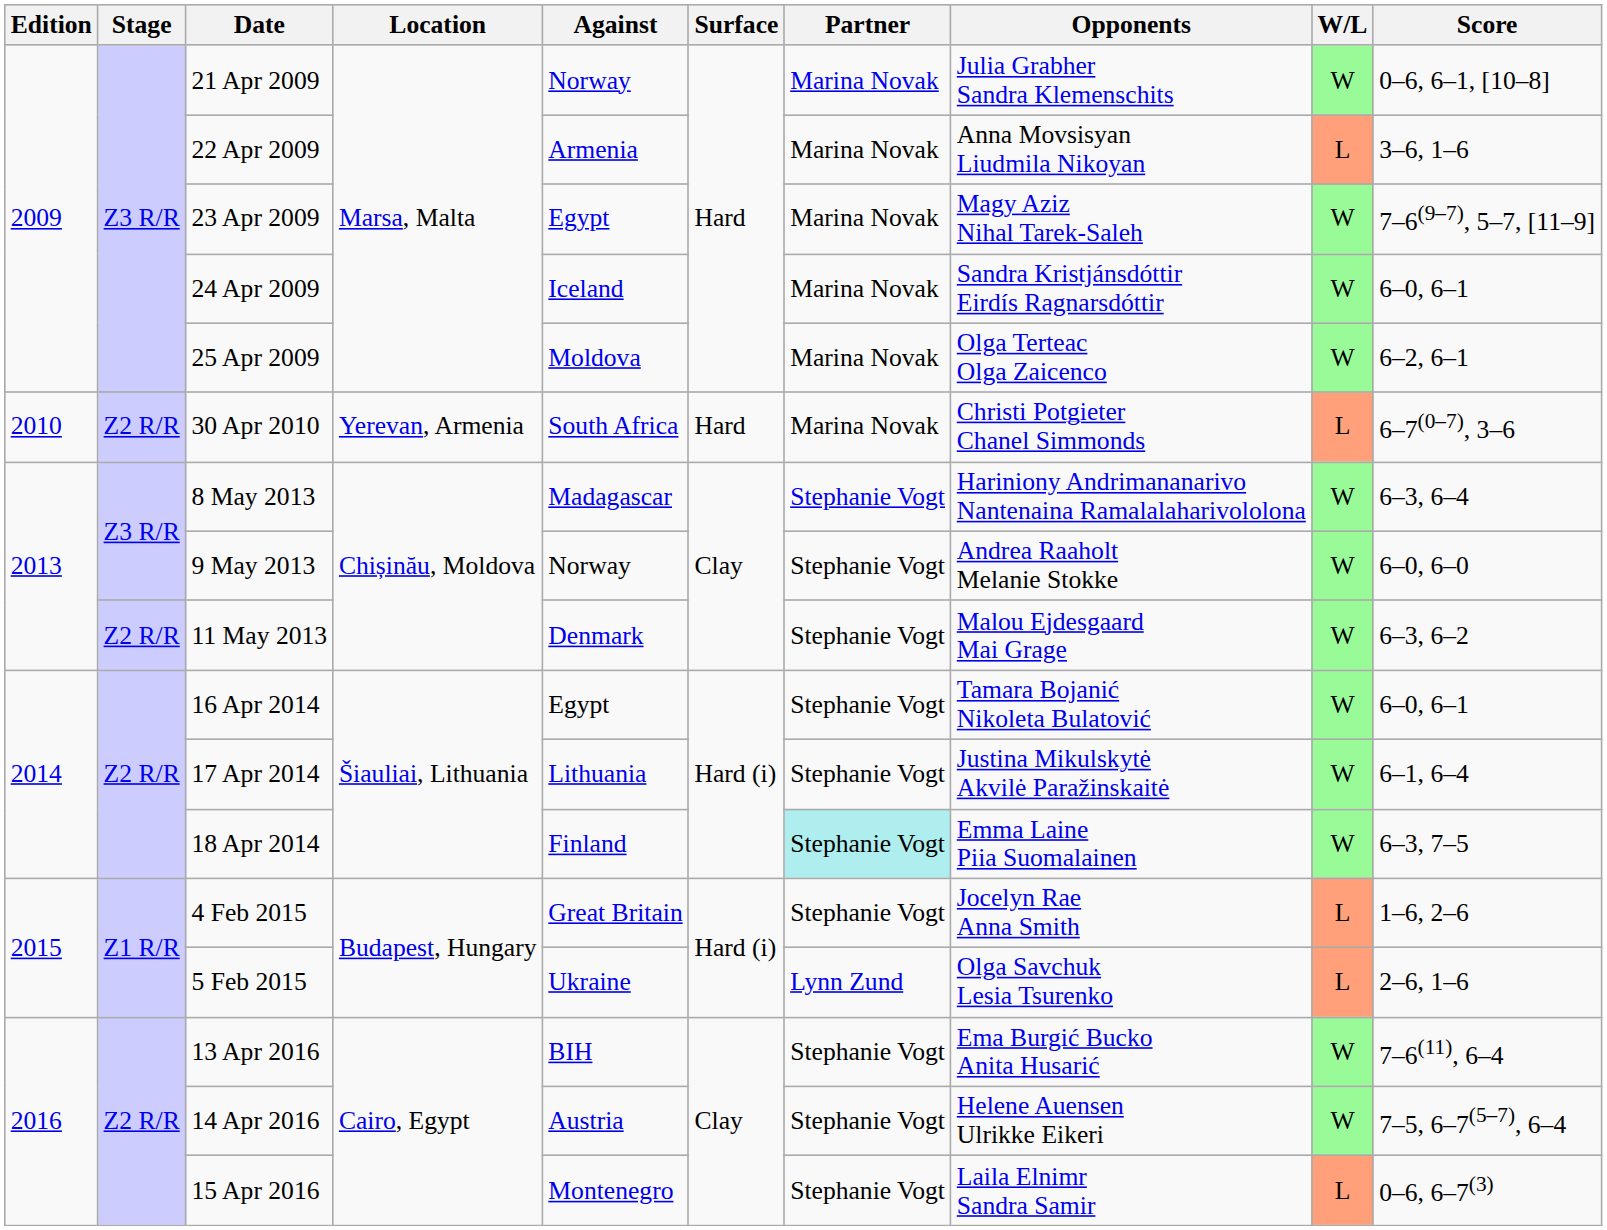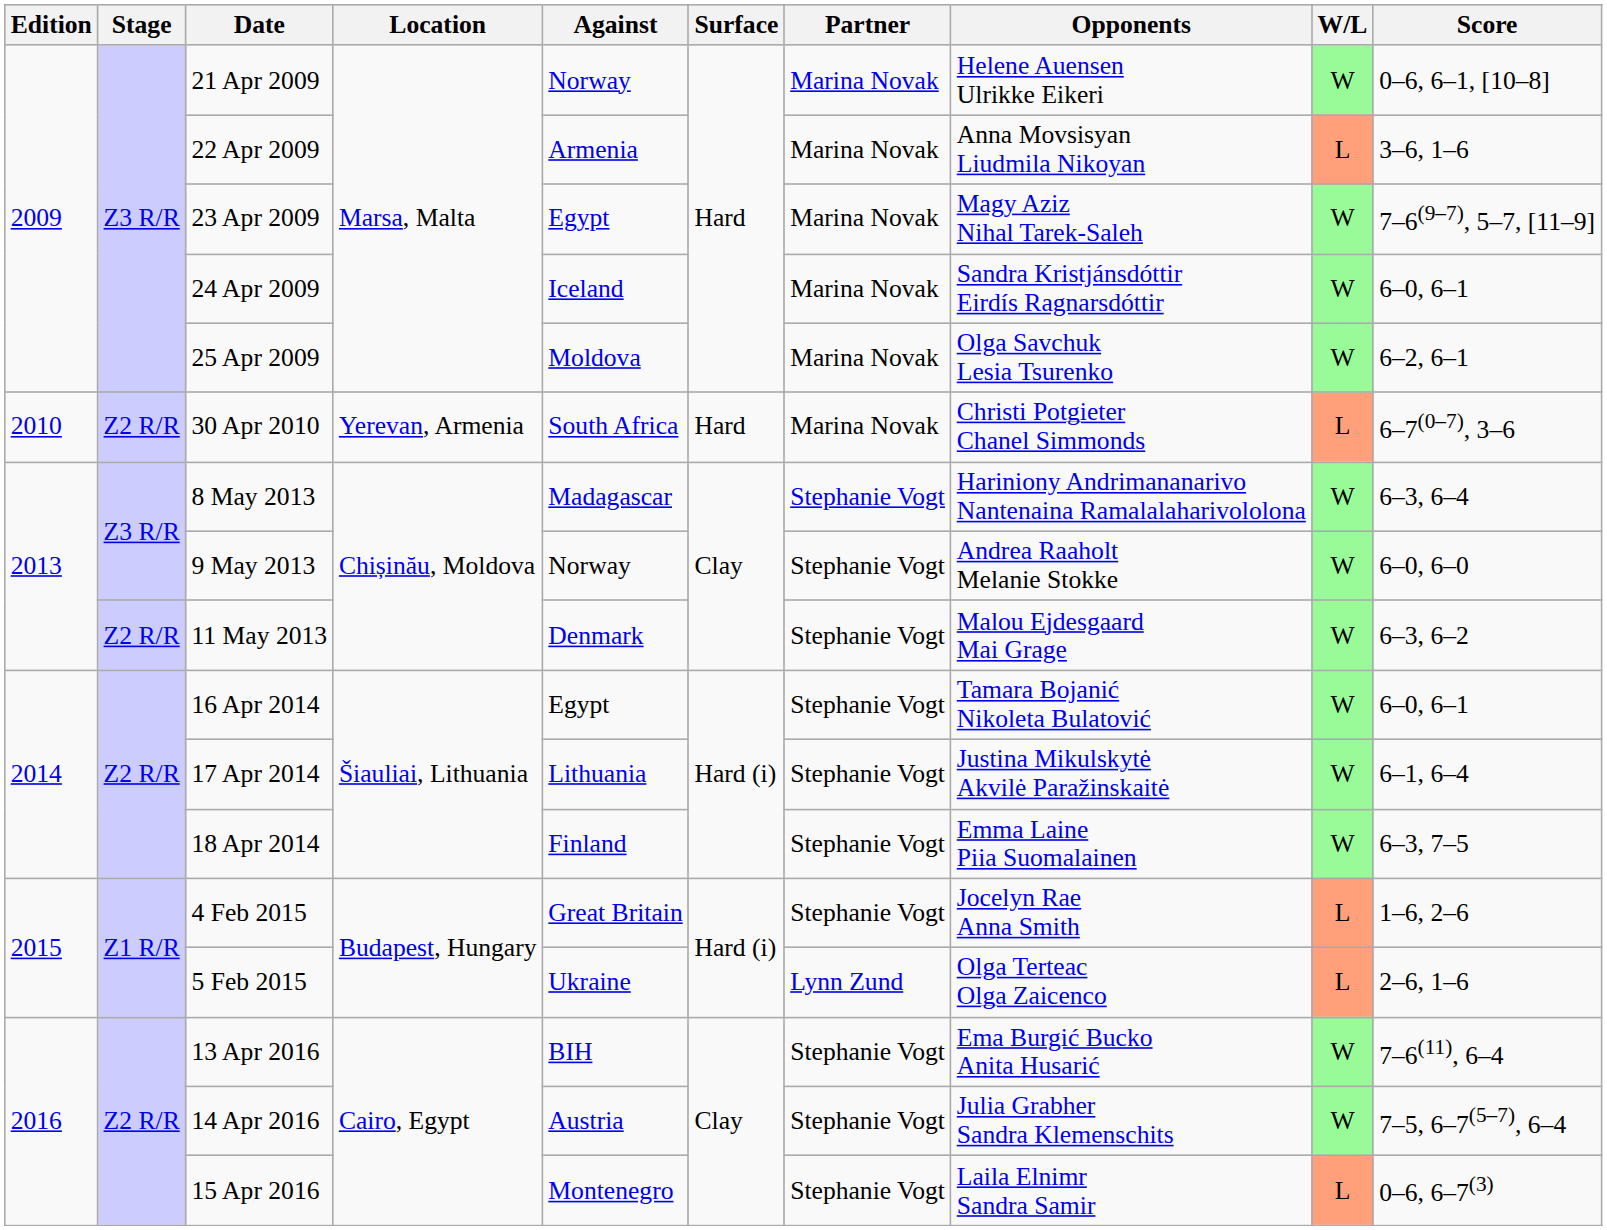(1065, 79) Julia Grabher Sandra Klemenschits -> (1040, 79) Helene Auensen Ulrikke Eikeri
(1032, 357) Olga Terteac Olga Zaicenco -> (1035, 357) Olga Savchuk Lesia Tsurenko
(868, 843) paleturquoise background -> (868, 843) no background
(1035, 982) Olga Savchuk Lesia Tsurenko -> (1032, 982) Olga Terteac Olga Zaicenco
(1040, 1120) Helene Auensen Ulrikke Eikeri -> (1065, 1120) Julia Grabher Sandra Klemenschits
